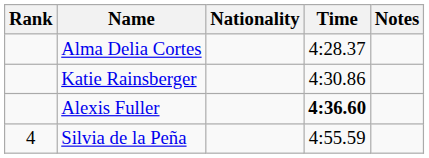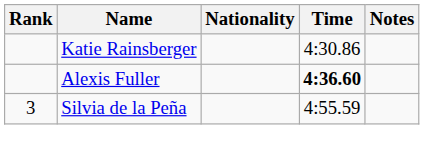- row: (131, 49)
(31, 138) 4 -> (31, 108) 3
